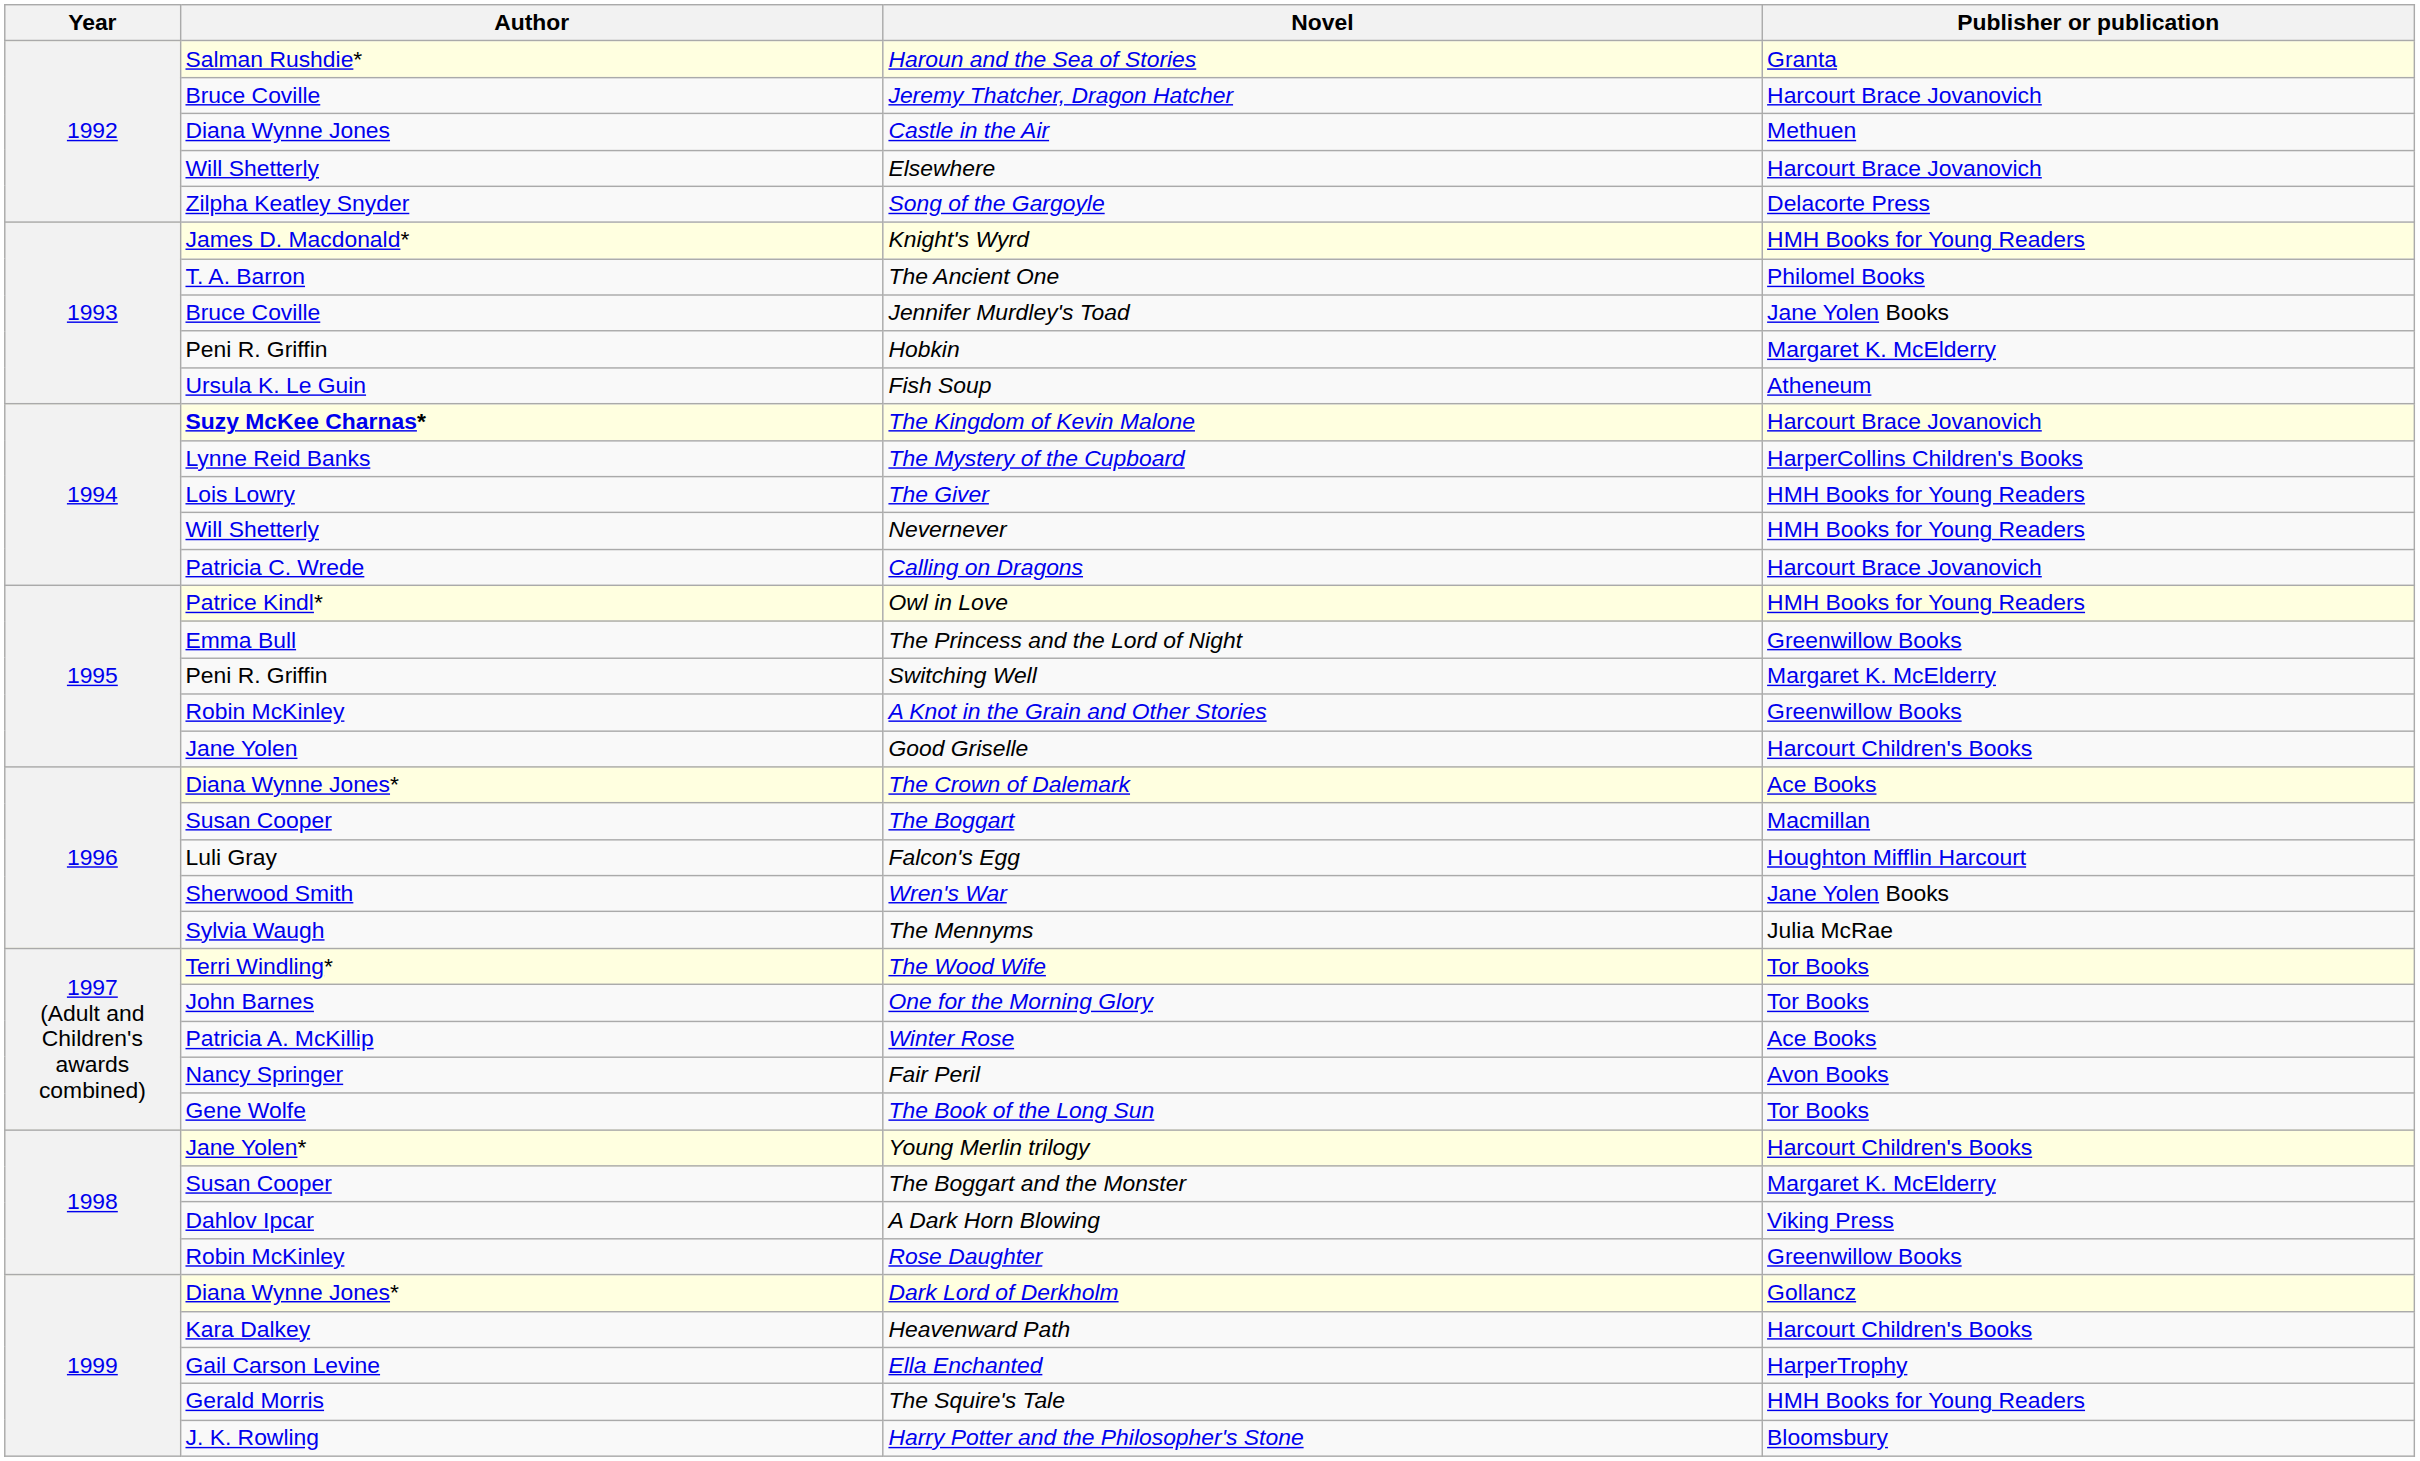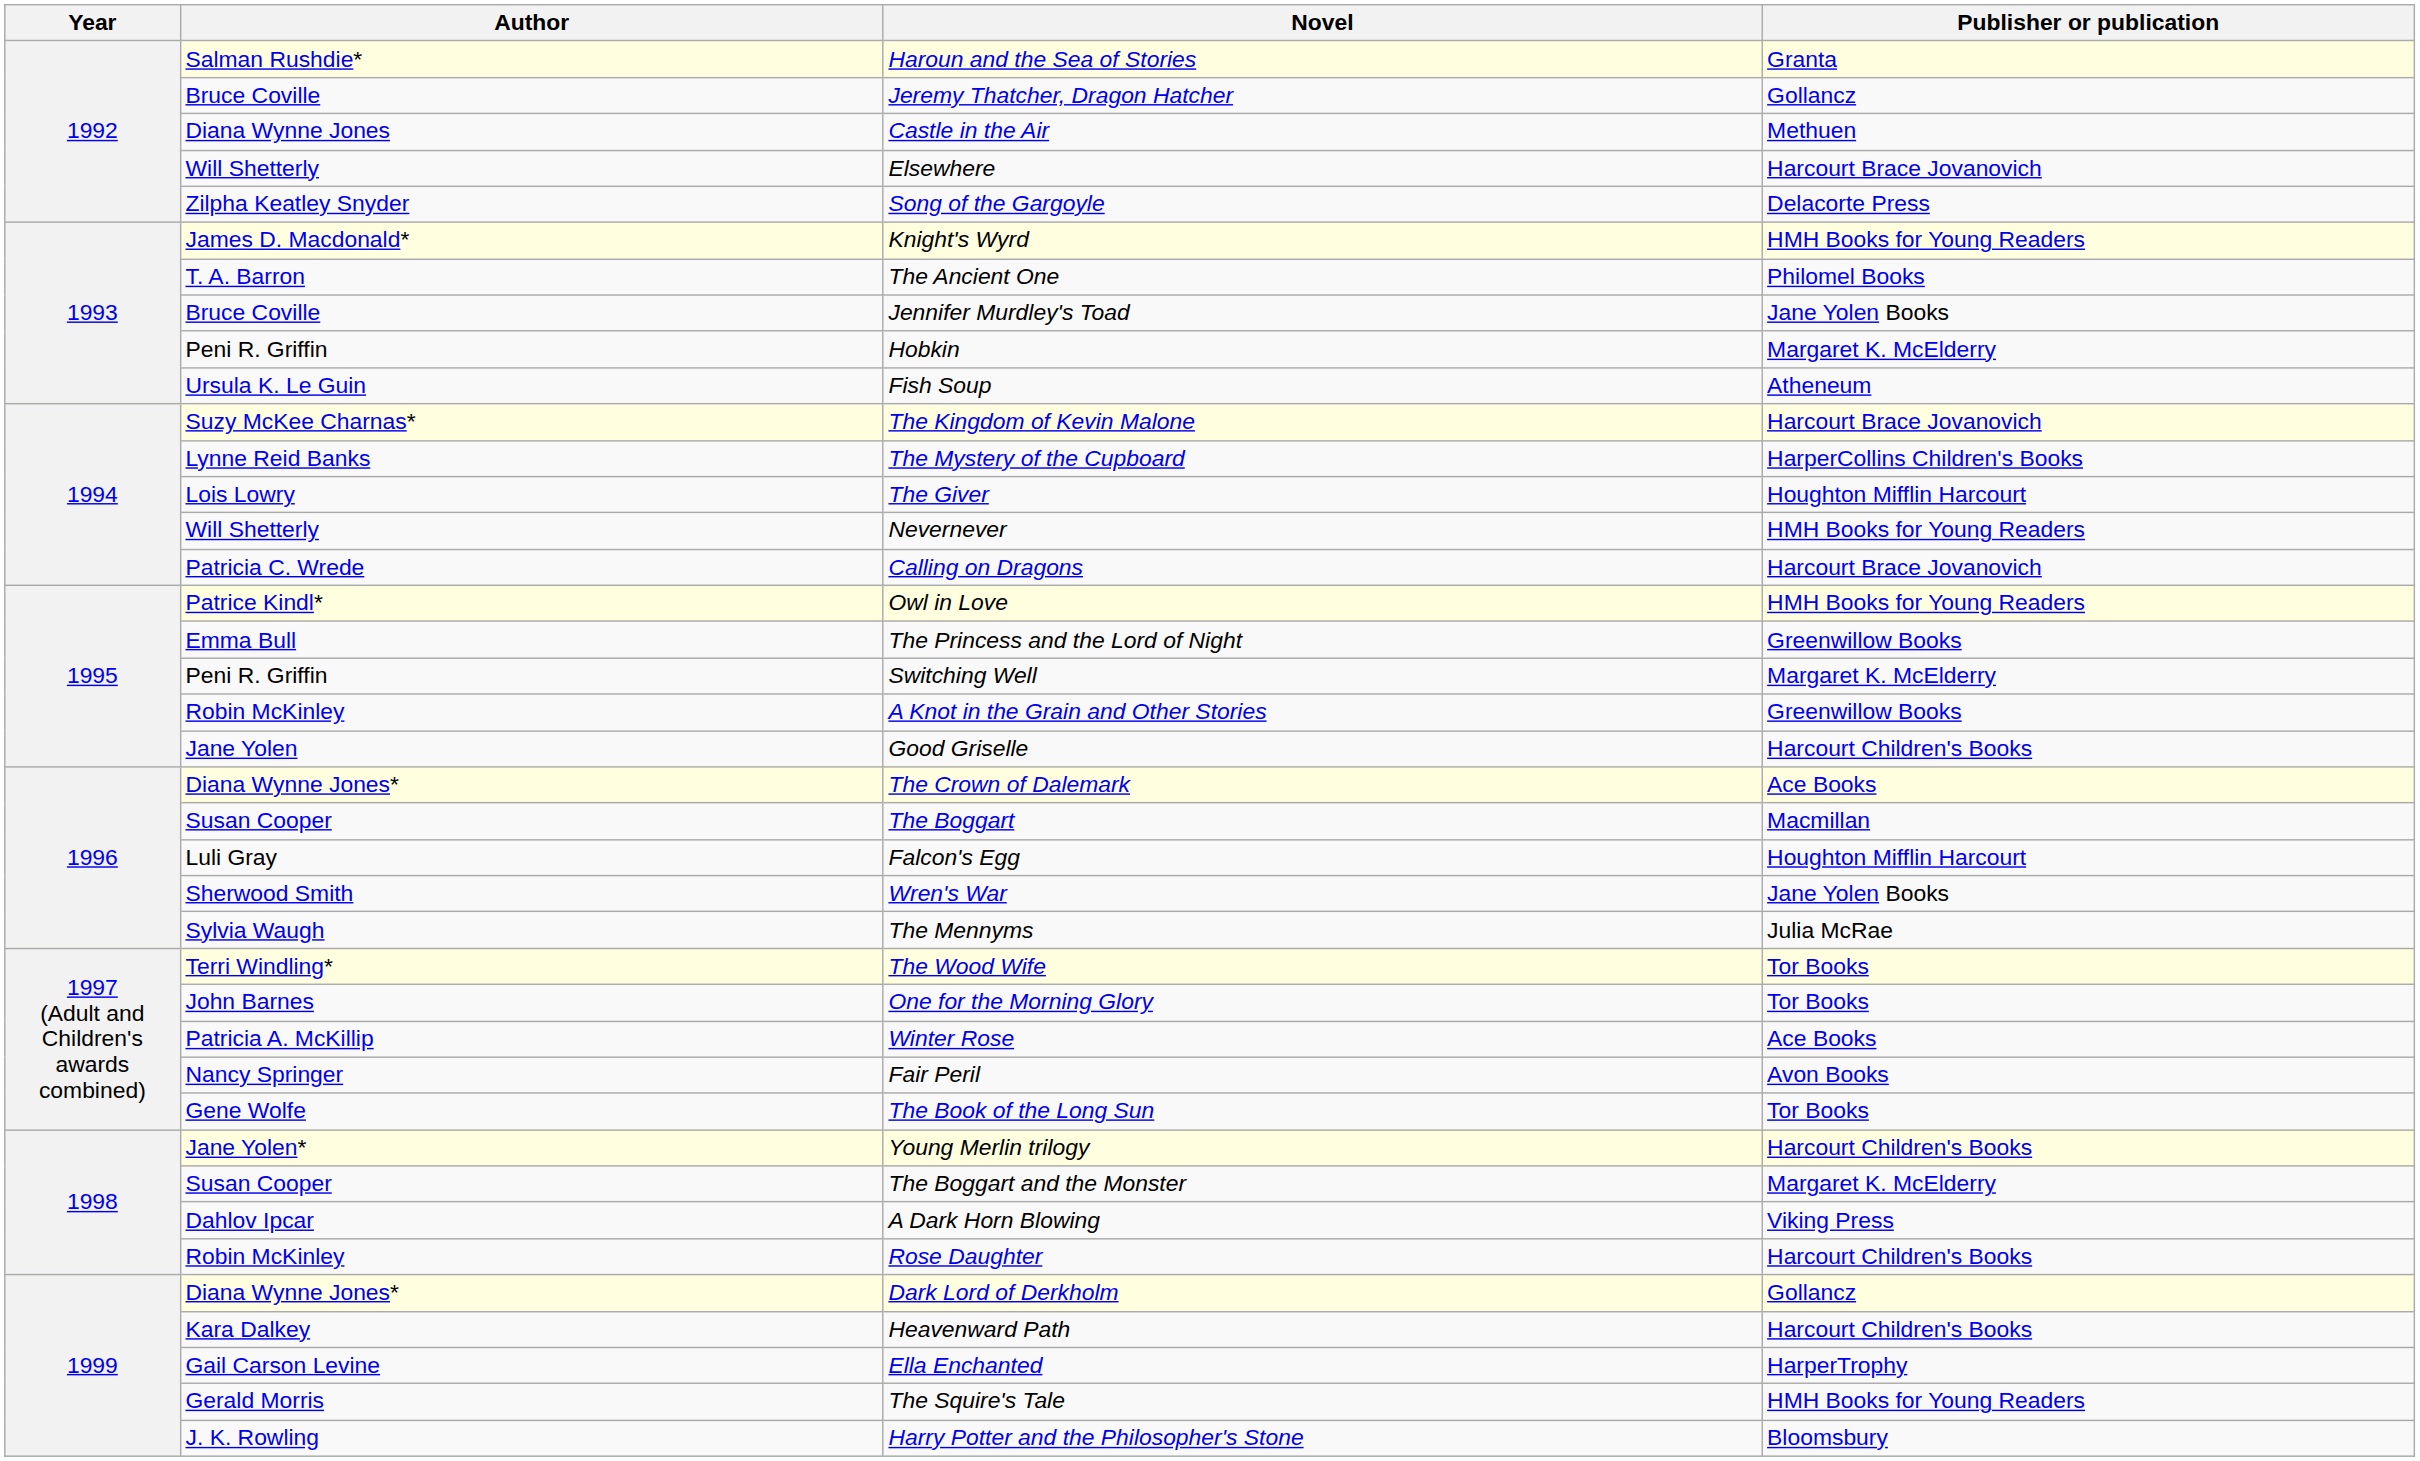(1904, 95) Harcourt Brace Jovanovich -> (1812, 95) Gollancz
(306, 421) bold -> (301, 421) normal
(1926, 494) HMH Books for Young Readers -> (1897, 494) Houghton Mifflin Harcourt
(1864, 1256) Greenwillow Books -> (1900, 1256) Harcourt Children's Books
